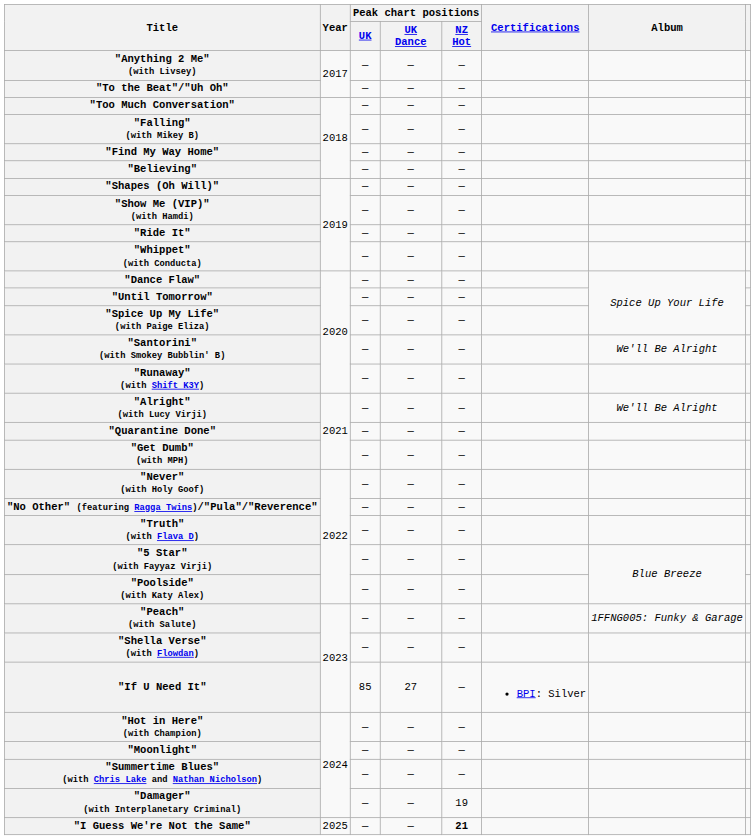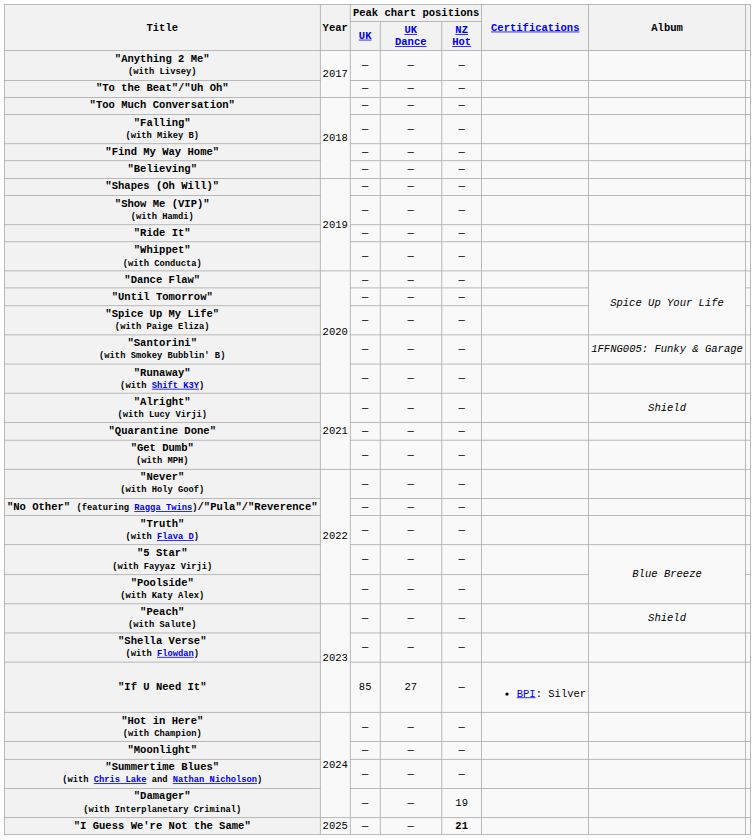(667, 349) We'll Be Alright -> (667, 349) 1FFNG005: Funky & Garage
(667, 408) We'll Be Alright -> (667, 408) Shield
(667, 618) 1FFNG005: Funky & Garage -> (667, 618) Shield
